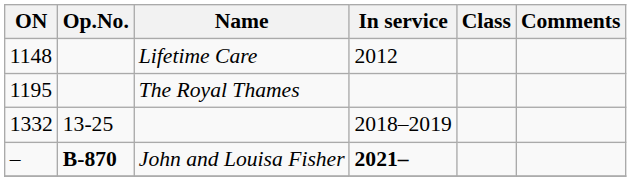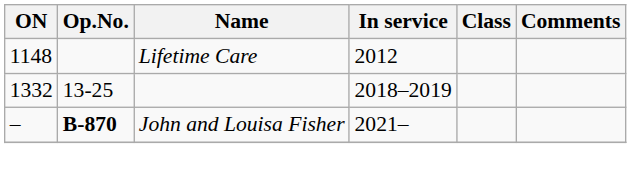- row: (31, 90)
(382, 158) bold -> (382, 124) normal
